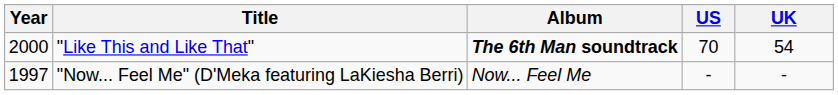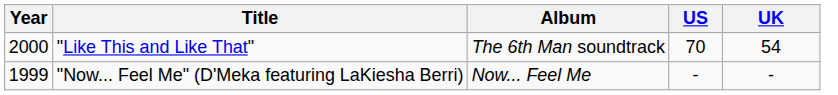(575, 47) bold -> (568, 47) normal
(29, 75) 1997 -> (29, 75) 1999
